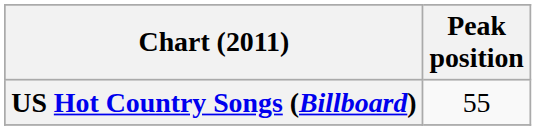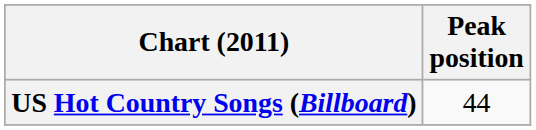(477, 102) 55 -> (477, 102) 44
